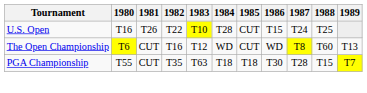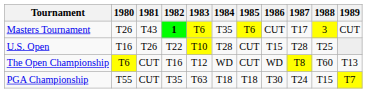+ row: (49, 29)
(300, 29) T24 -> (300, 46) T28
(300, 63) T28 -> (300, 80) T24
